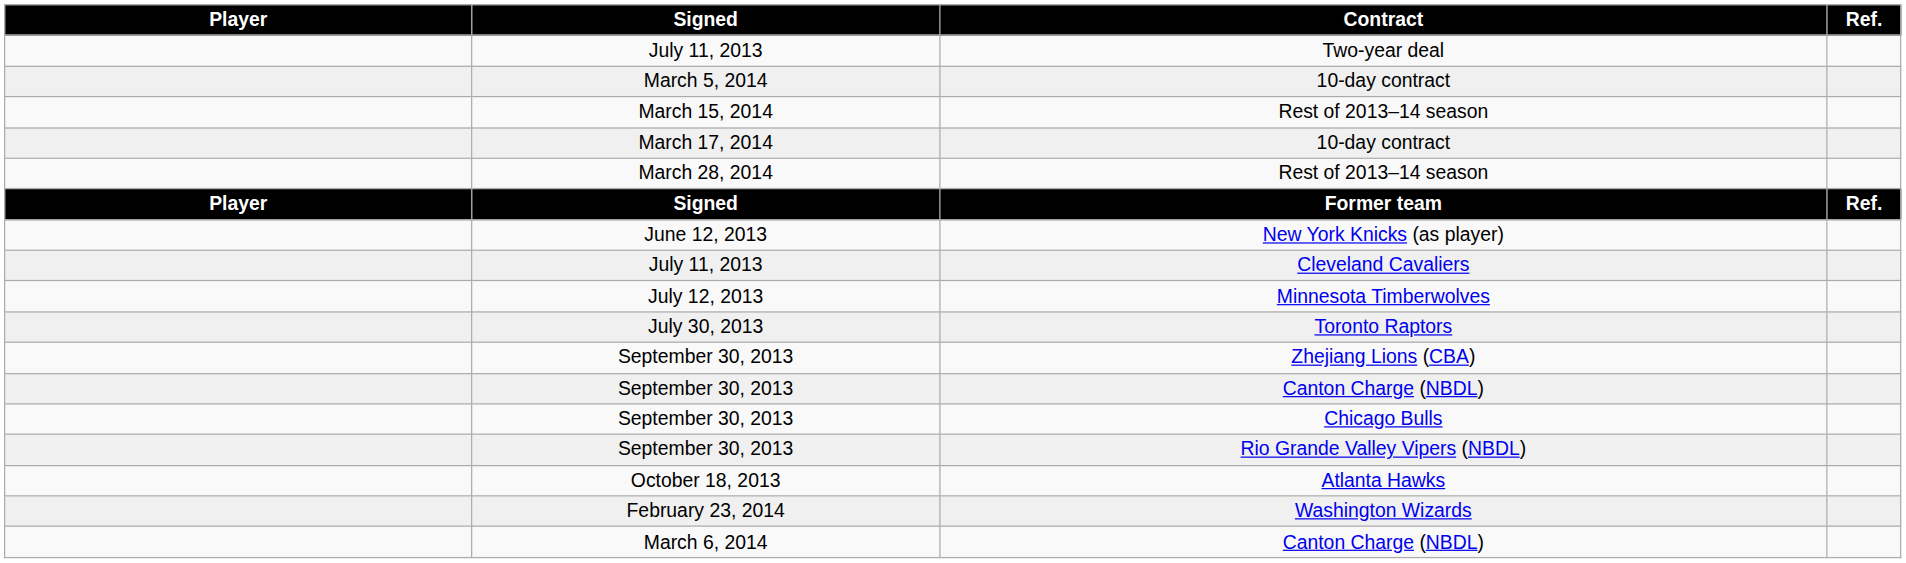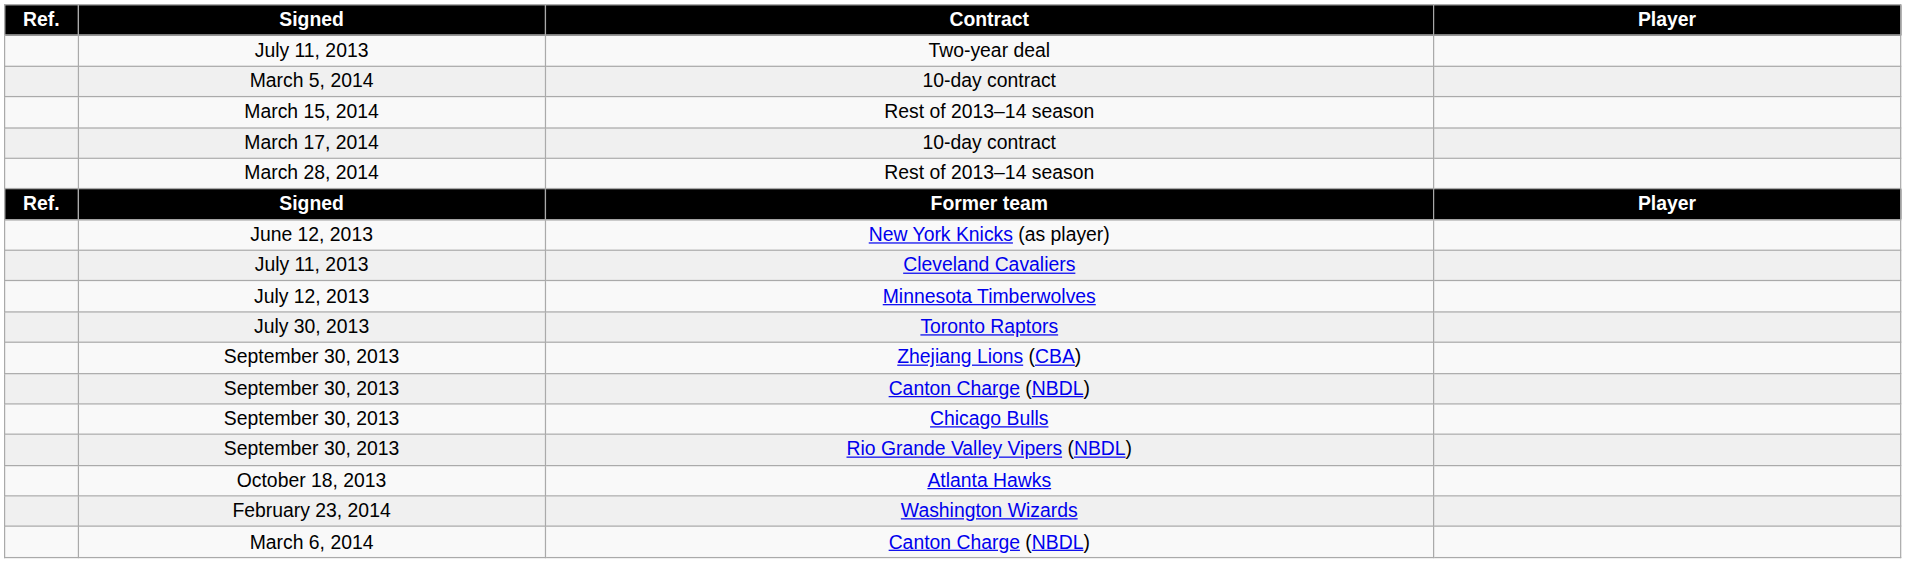columns swapped: (238, 19) <-> (1864, 19)
